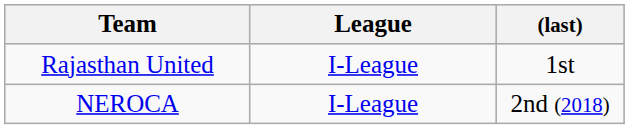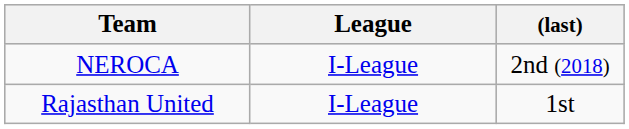rows swapped: (128, 103) <-> (128, 63)
